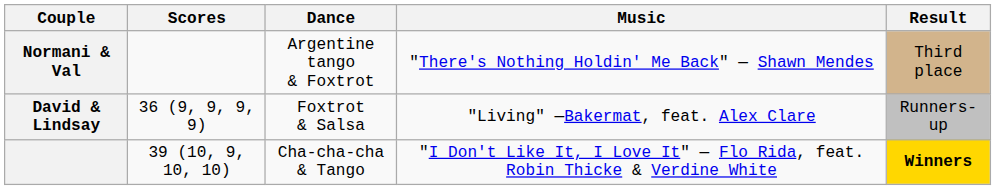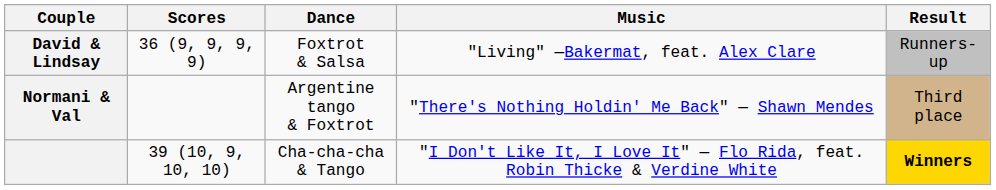rows swapped: (66, 117) <-> (66, 63)
